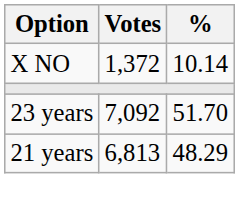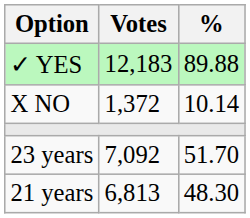+ row: (46, 64)
(200, 152) 48.29 -> (211, 193) 48.30
